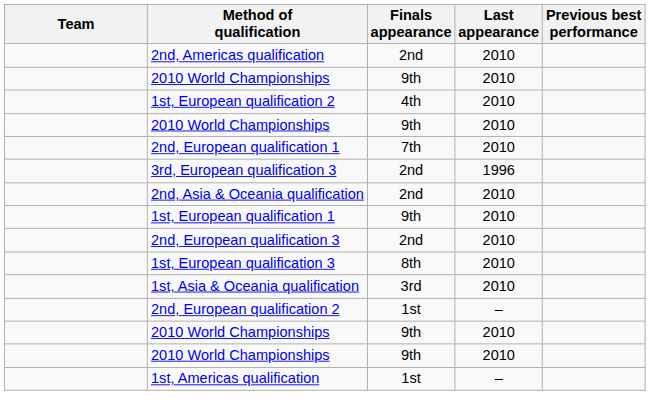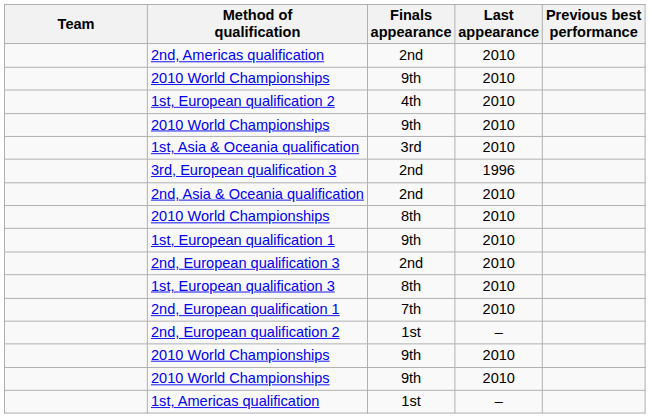rows swapped: (245, 147) <-> (255, 286)
+ row: (240, 217)
